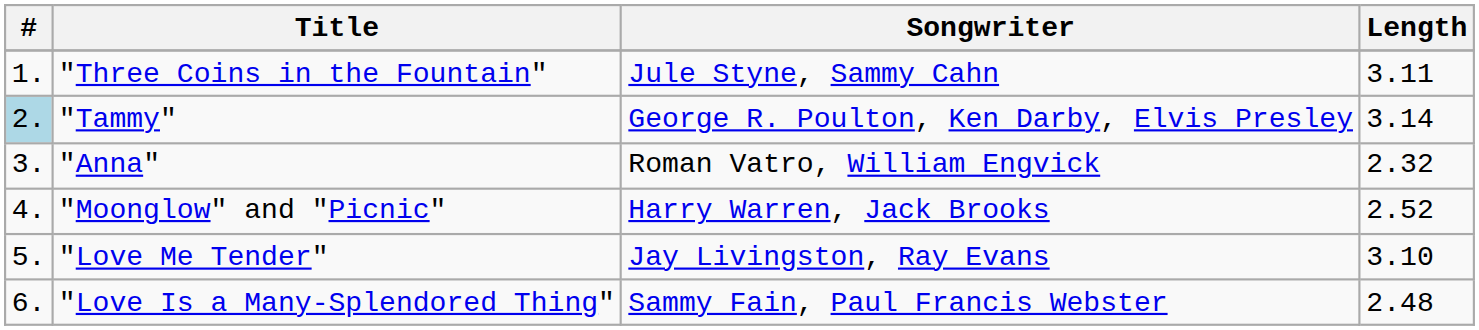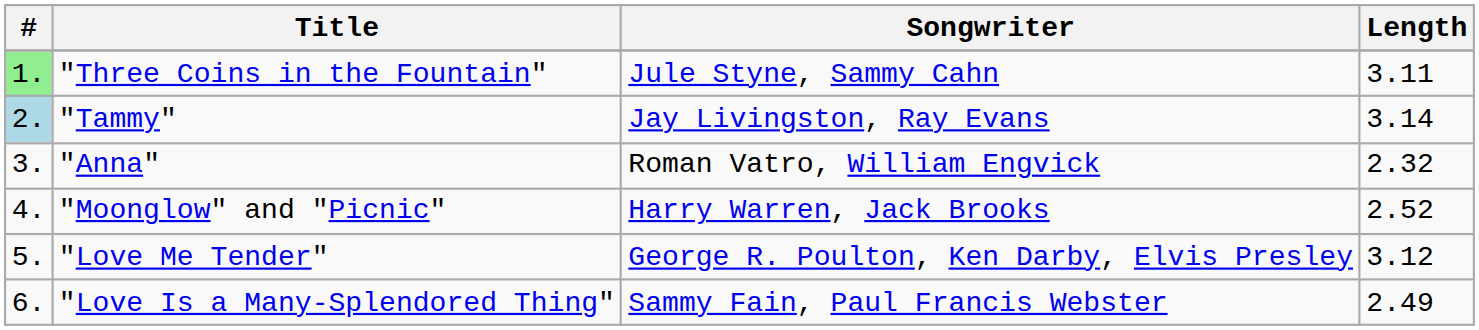(29, 74) no background -> (29, 74) lightgreen background
(991, 119) George R. Poulton, Ken Darby, Elvis Presley -> (839, 119) Jay Livingston, Ray Evans
(839, 257) Jay Livingston, Ray Evans -> (991, 257) George R. Poulton, Ken Darby, Elvis Presley
(1400, 257) 3.10 -> (1400, 257) 3.12
(1400, 303) 2.48 -> (1400, 303) 2.49
